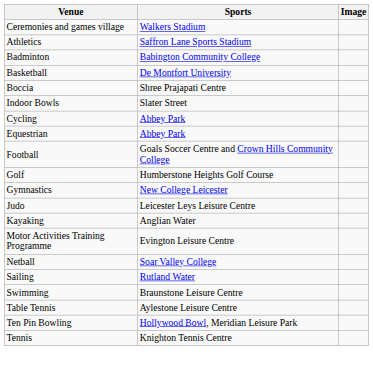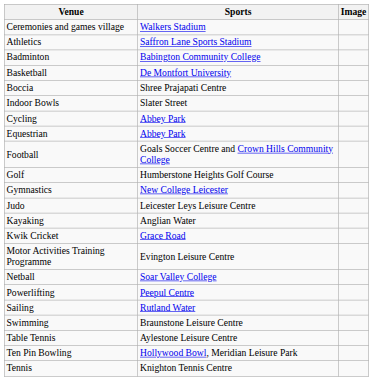+ row: (33, 236)
+ row: (31, 292)
